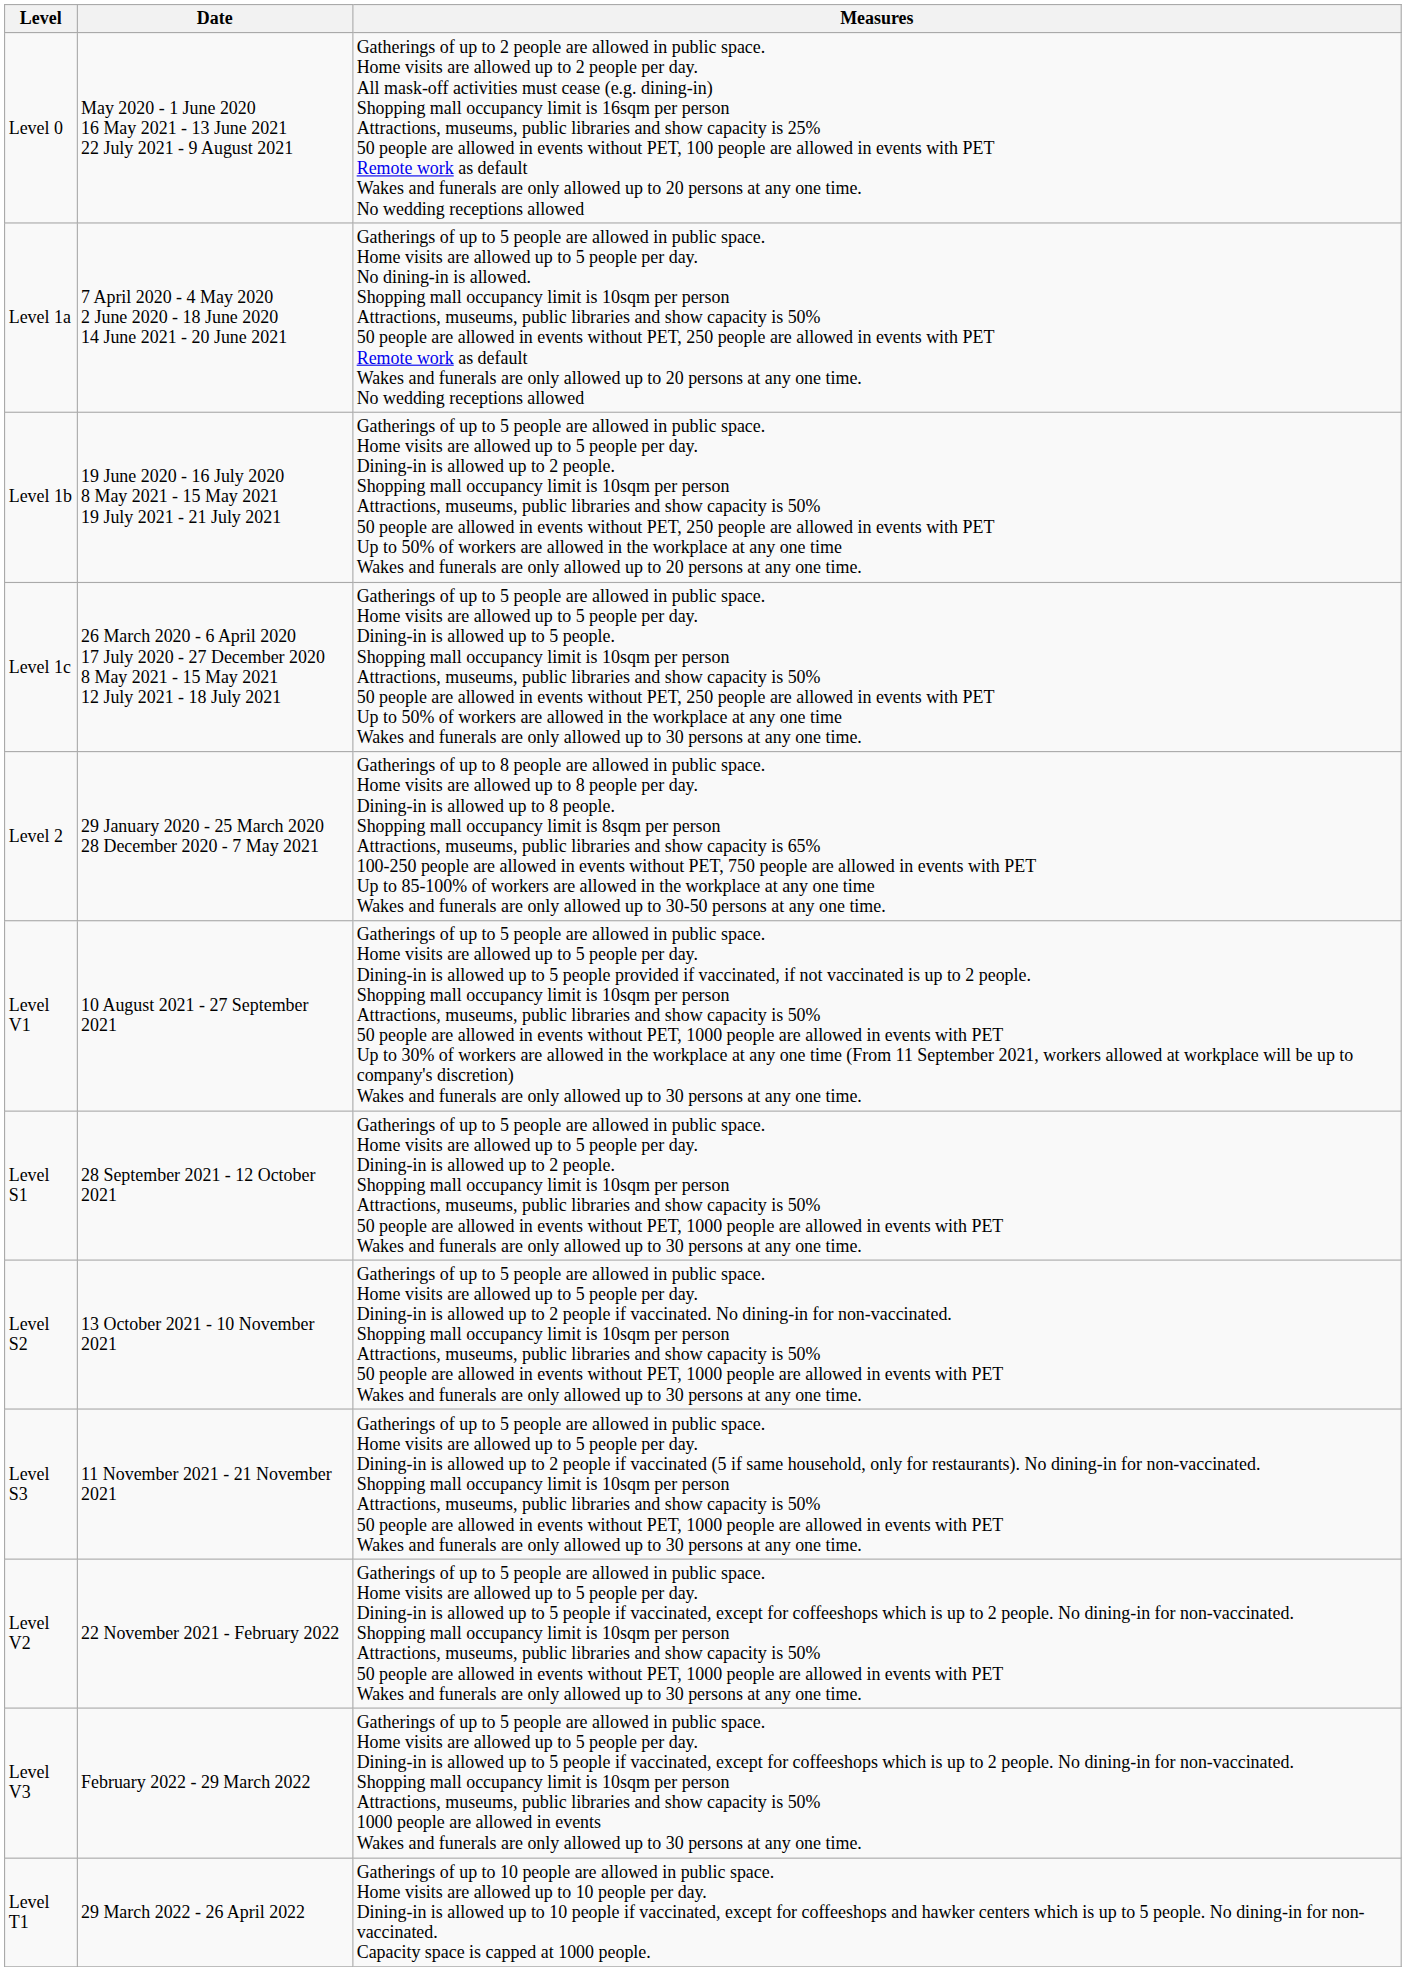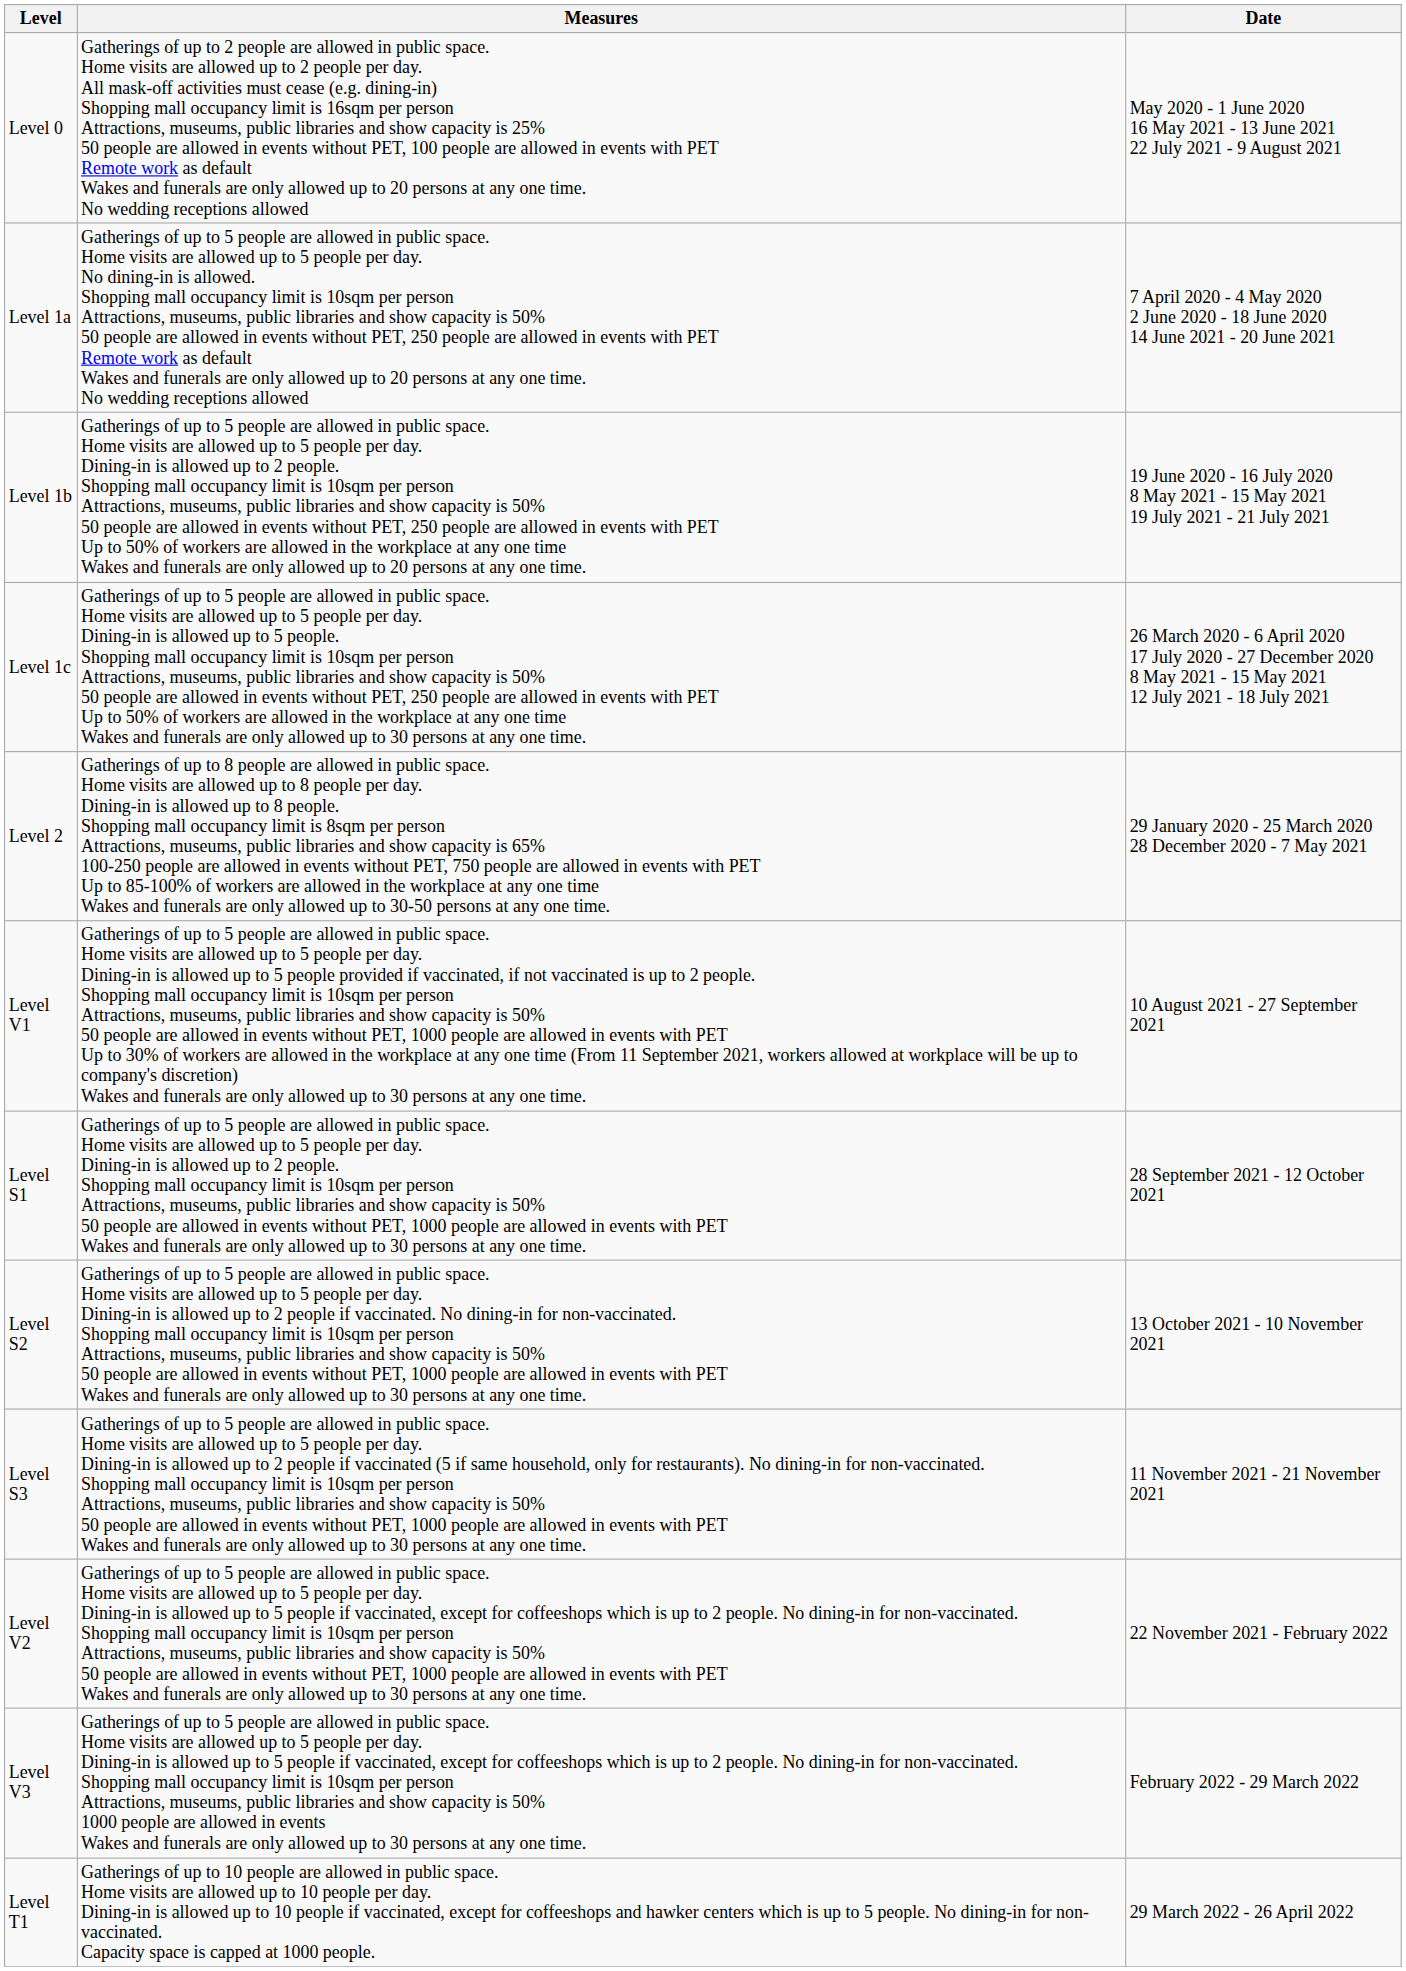columns swapped: (877, 18) <-> (215, 18)
